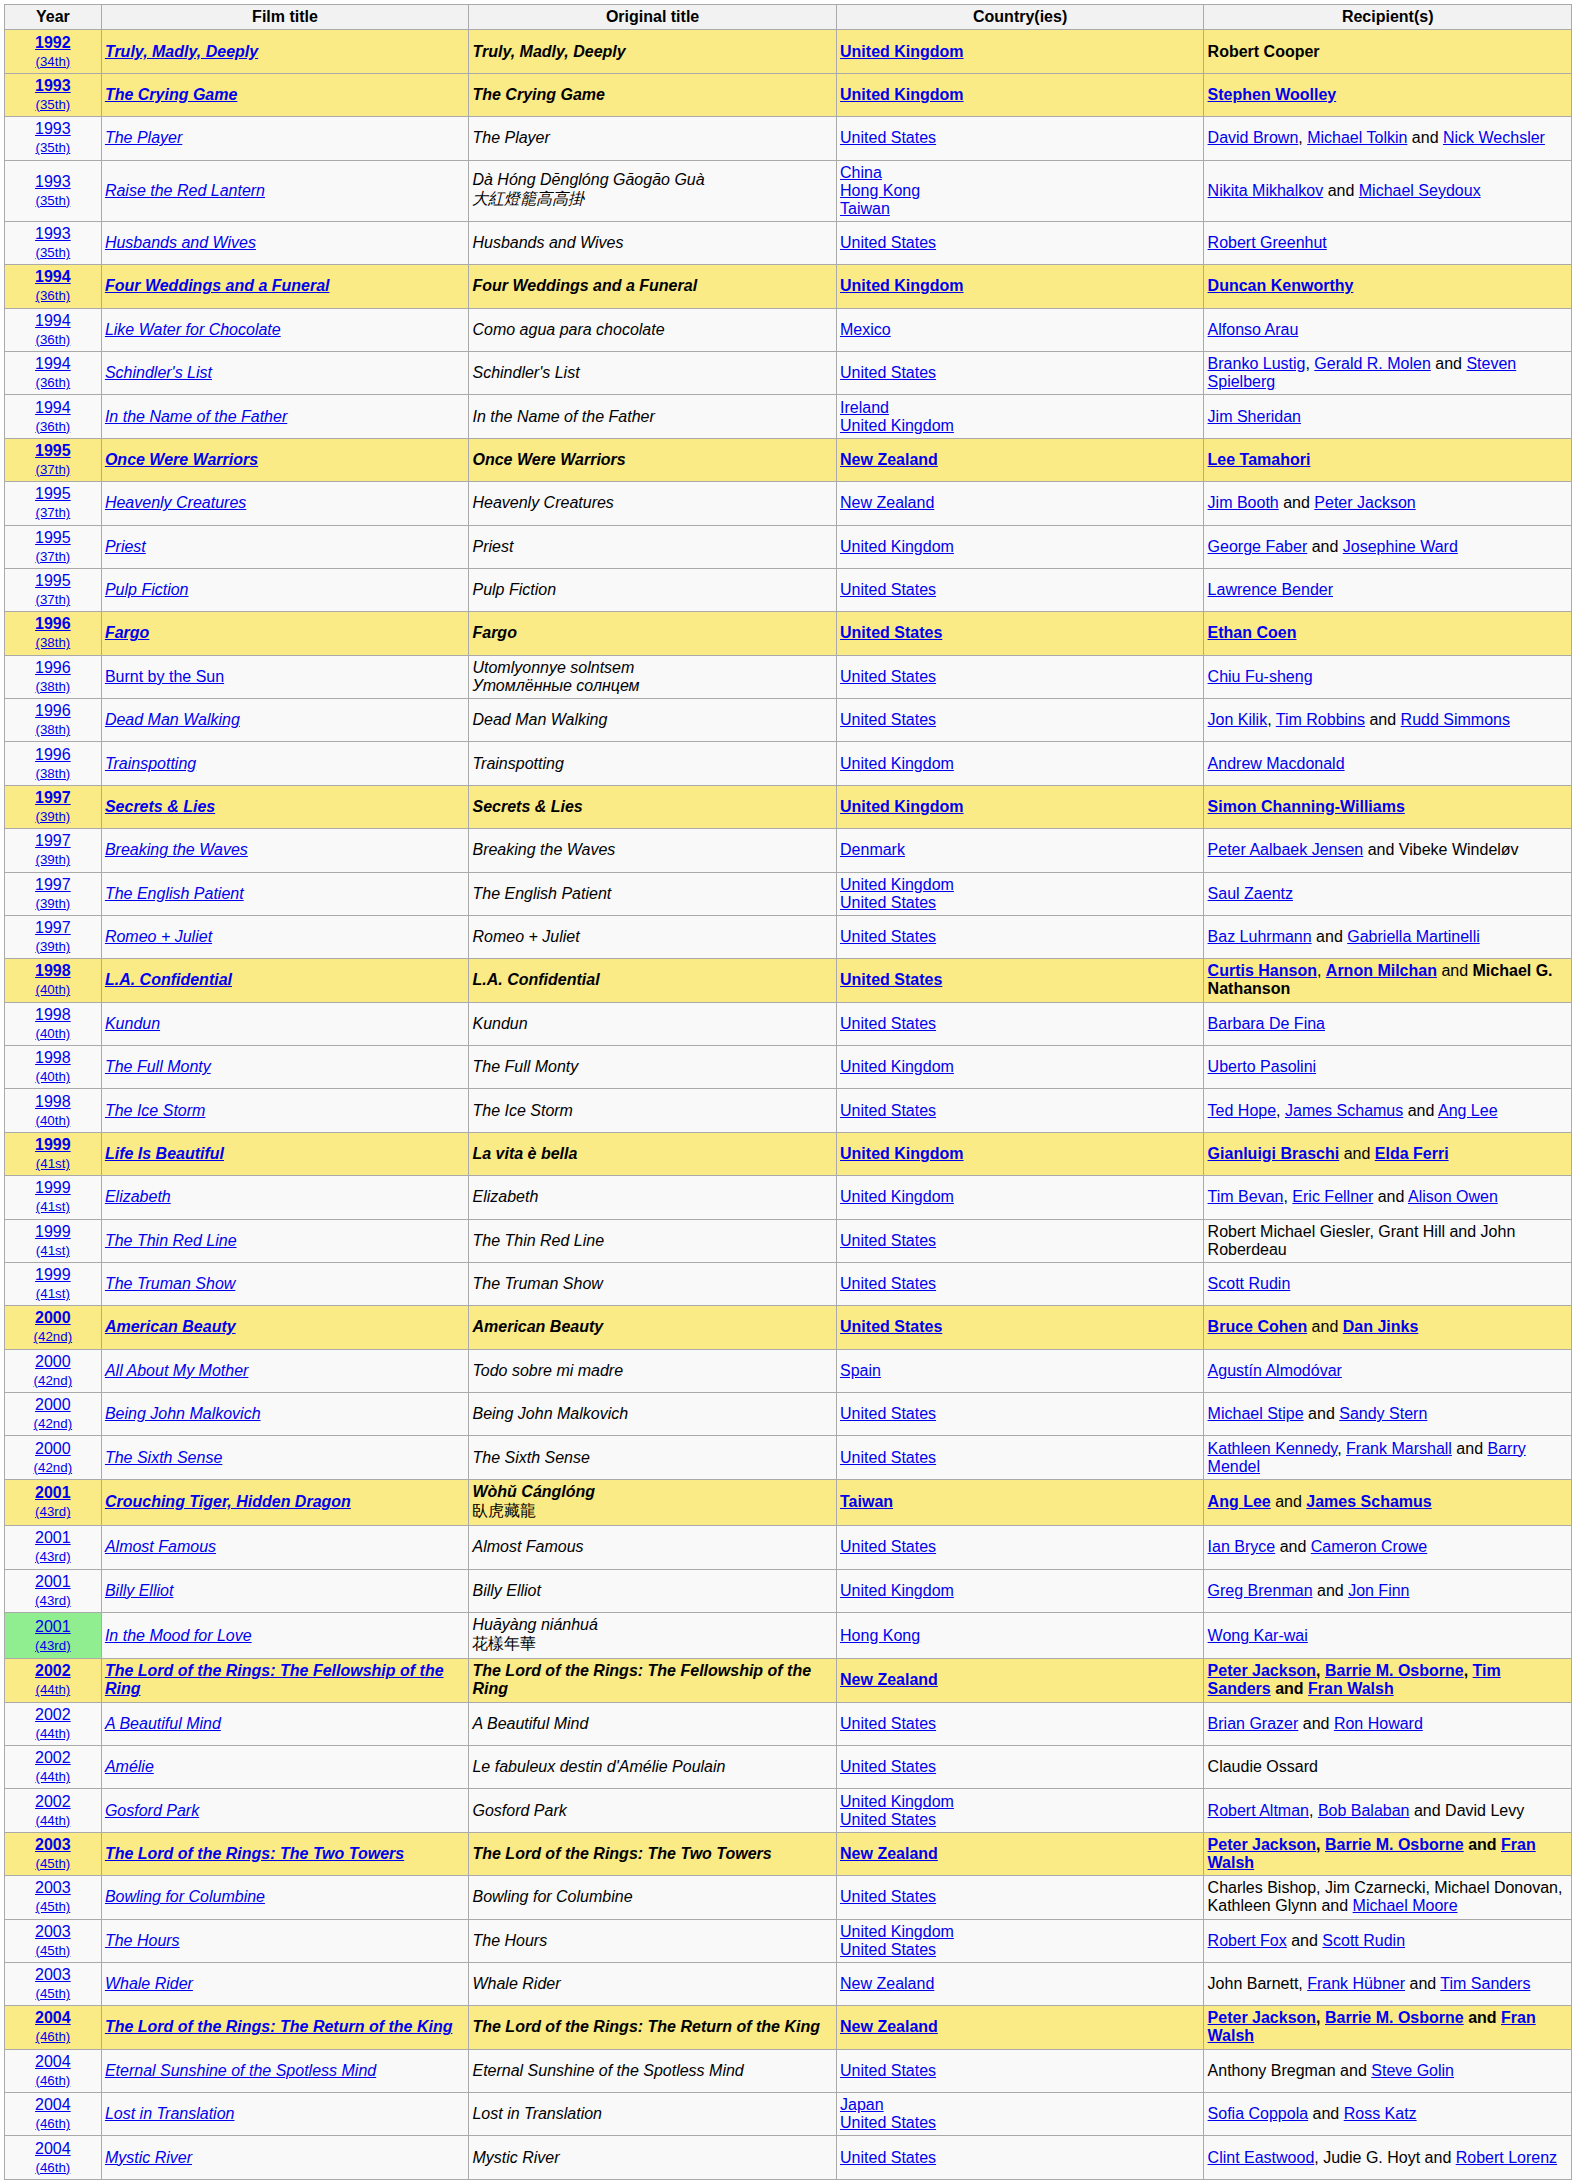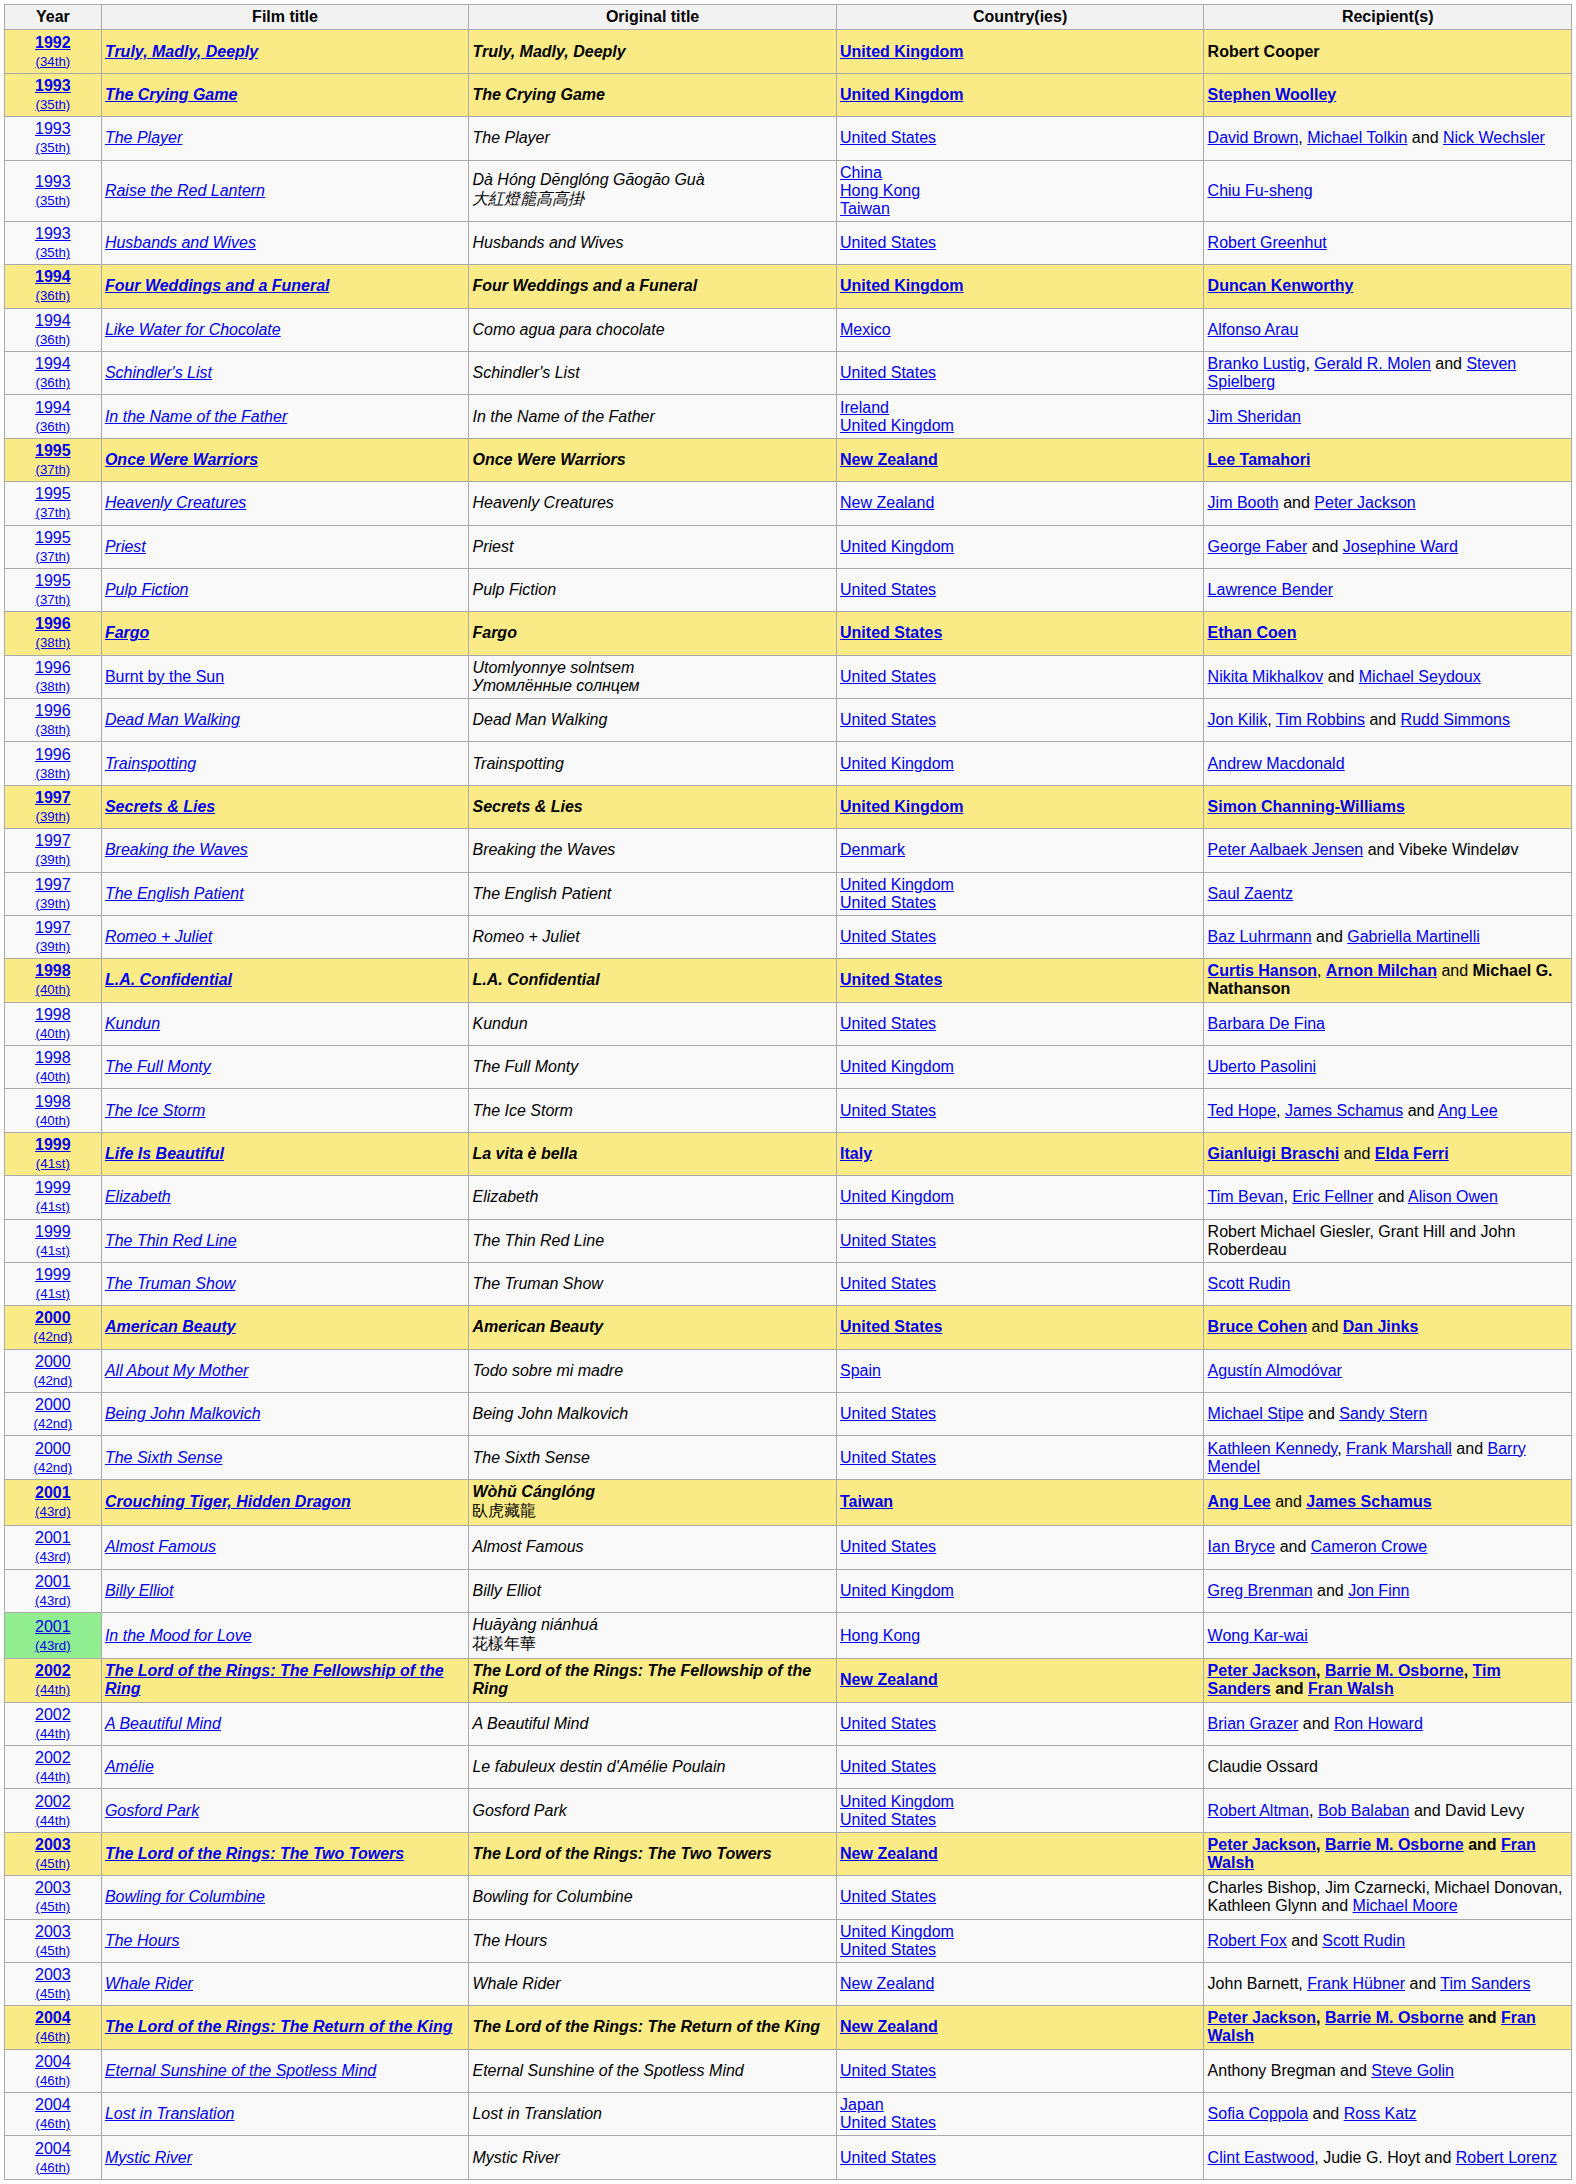(1344, 190) Nikita Mikhalkov and Michael Seydoux -> (1260, 190) Chiu Fu-sheng
(1260, 676) Chiu Fu-sheng -> (1344, 676) Nikita Mikhalkov and Michael Seydoux
(902, 1153) United Kingdom -> (856, 1153) Italy
